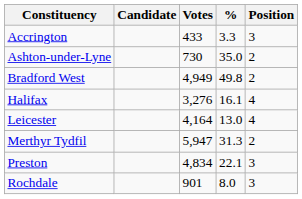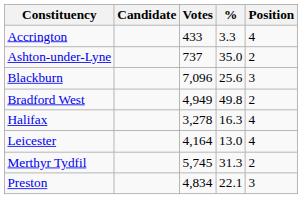(252, 36) 3 -> (252, 36) 4
(192, 57) 730 -> (192, 57) 737
+ row: (35, 78)
(197, 99) 3,276 -> (197, 120) 3,278
(231, 99) 16.1 -> (231, 120) 16.3
(197, 141) 5,947 -> (197, 162) 5,745
- row: (33, 183)
